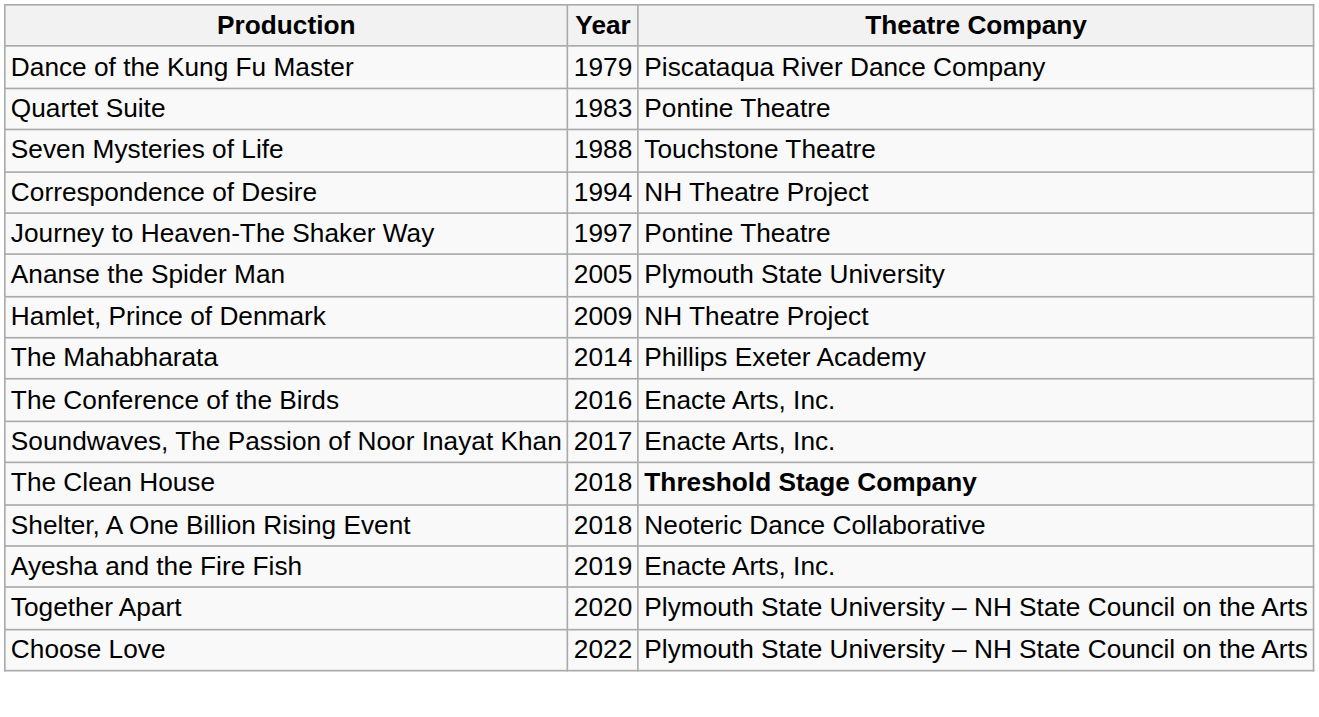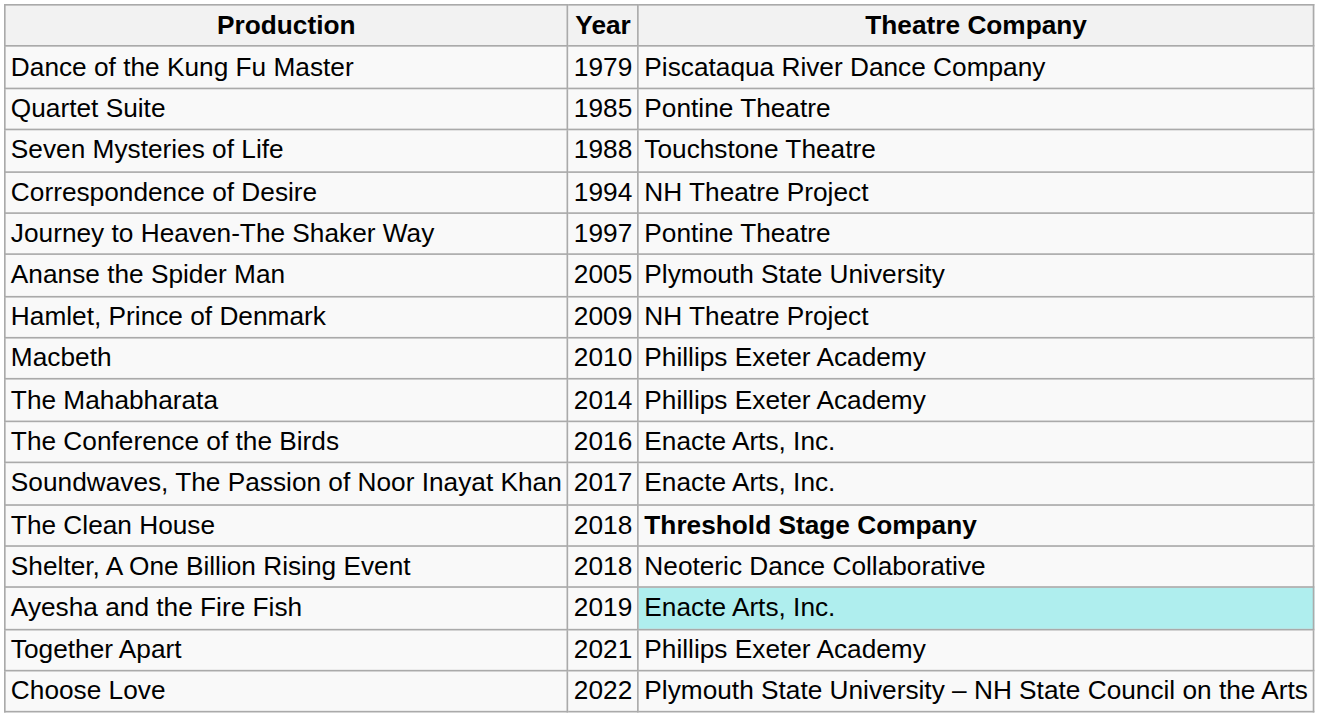(603, 108) 1983 -> (603, 108) 1985
+ row: (61, 358)
(740, 566) no background -> (740, 607) paleturquoise background
(603, 607) 2020 -> (603, 649) 2021
(976, 607) Plymouth State University – NH State Council on the Arts -> (785, 649) Phillips Exeter Academy
